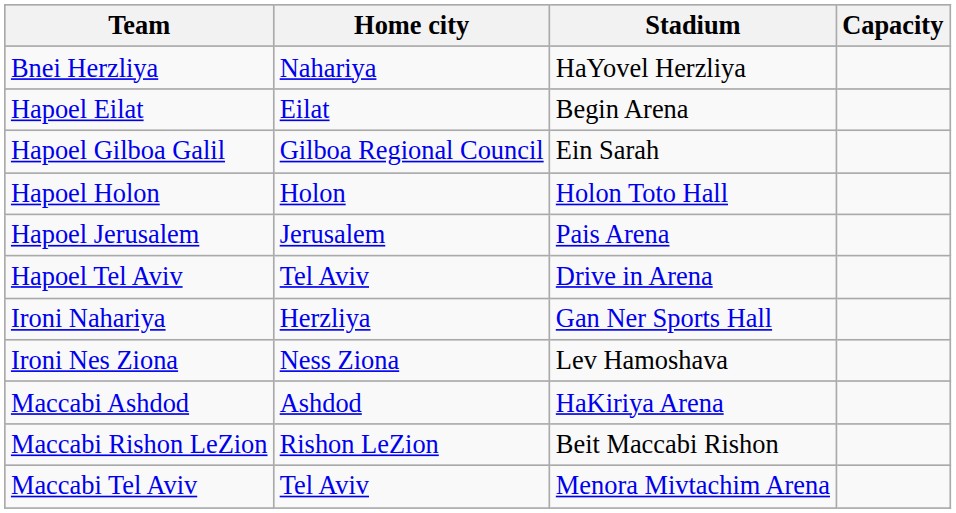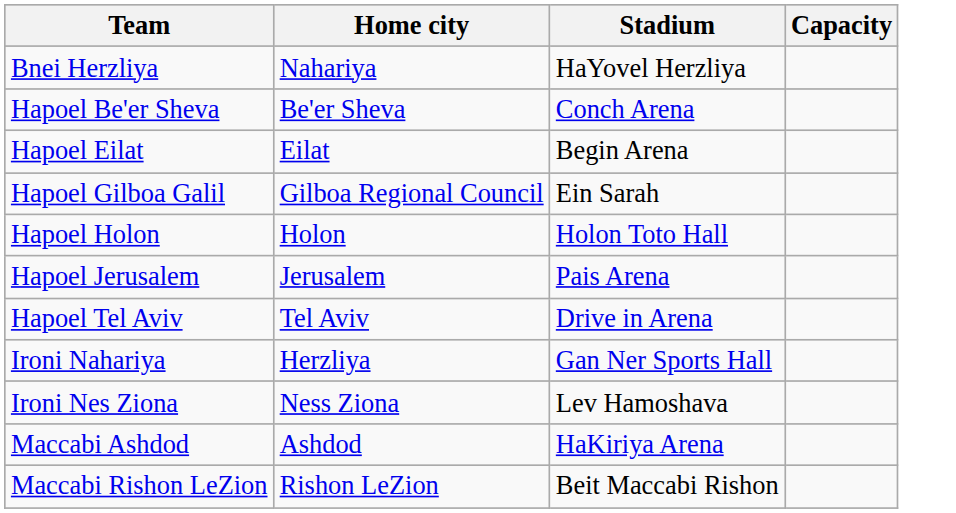+ row: (115, 109)
- row: (104, 485)
